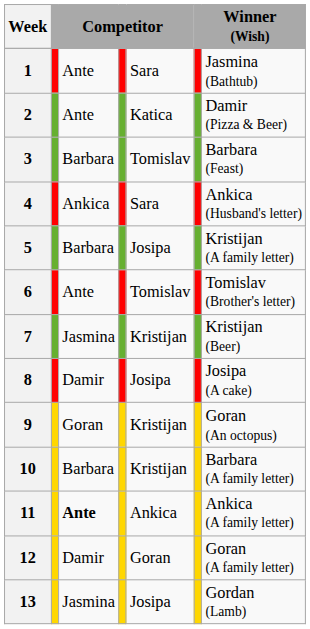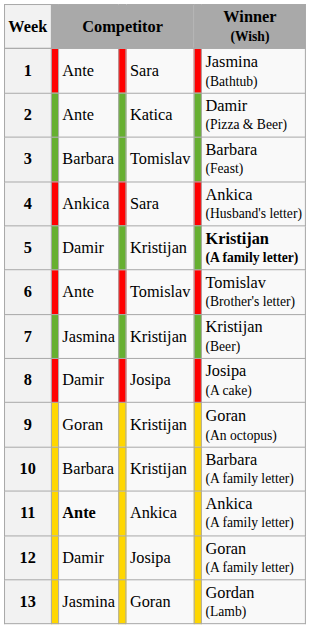(88, 247) Barbara -> (83, 247) Damir
(150, 247) Josipa -> (158, 247) Kristijan
(250, 247) normal -> (252, 247) bold
(150, 557) Goran -> (150, 557) Josipa
(150, 601) Josipa -> (150, 601) Goran
